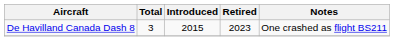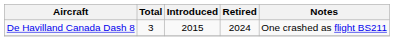(240, 28) 2023 -> (240, 28) 2024
